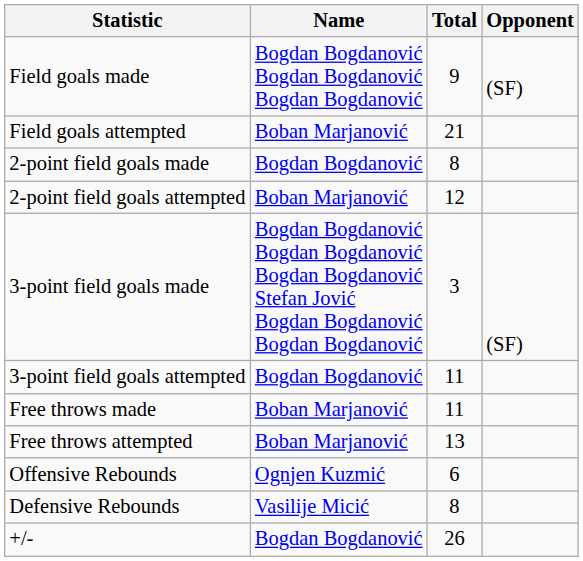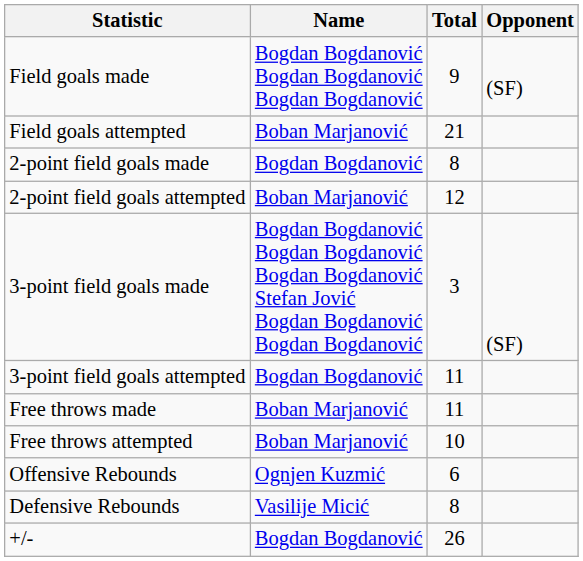(454, 441) 13 -> (454, 441) 10
